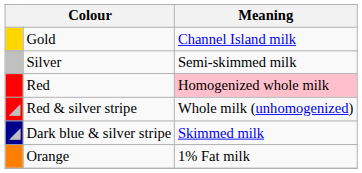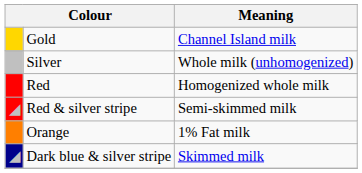(237, 62) Semi-skimmed milk -> (266, 62) Whole milk (unhomogenized)
(254, 85) pink background -> (254, 85) no background
(266, 108) Whole milk (unhomogenized) -> (237, 108) Semi-skimmed milk
rows swapped: (99, 132) <-> (48, 156)
